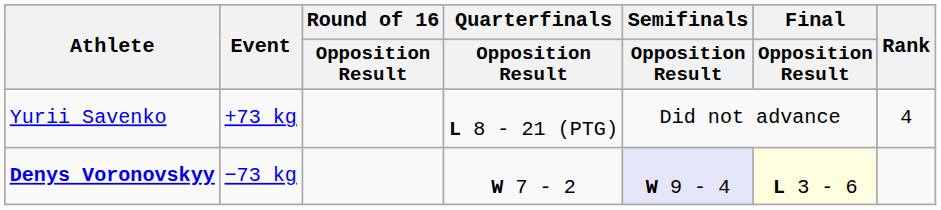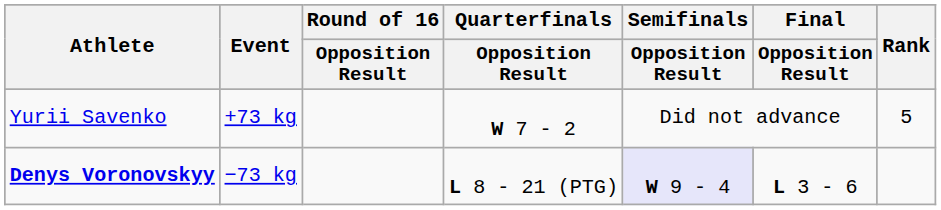(534, 130) L 8 - 21 (PTG) -> (534, 130) W 7 - 2
(906, 118) 4 -> (906, 118) 5
(534, 188) W 7 - 2 -> (534, 188) L 8 - 21 (PTG)
(815, 188) lightyellow background -> (815, 188) no background
